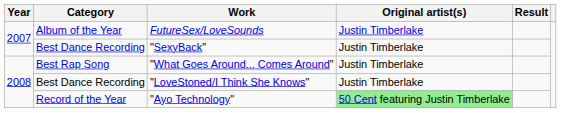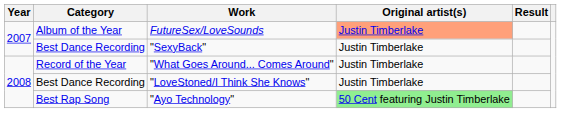(381, 30) no background -> (381, 30) lightsalmon background
(73, 64) Best Rap Song -> (81, 64) Record of the Year
(81, 99) Record of the Year -> (73, 99) Best Rap Song
